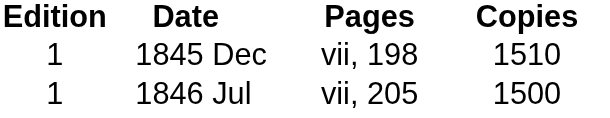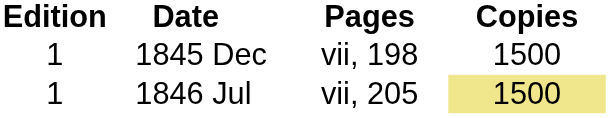(527, 55) 1510 -> (527, 55) 1500
(527, 93) no background -> (527, 93) khaki background
